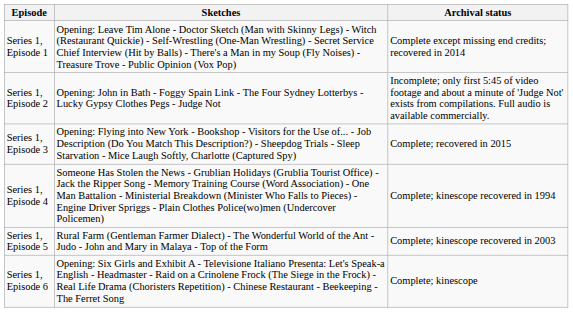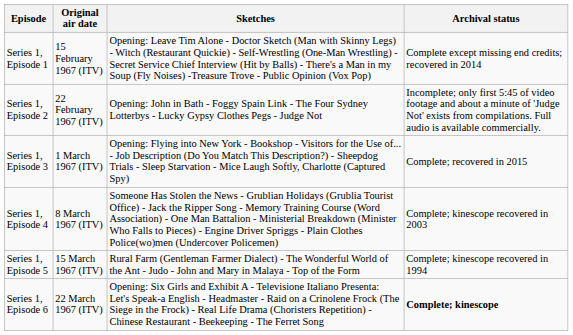+ column: (80, 18)
(473, 195) Complete; kinescope recovered in 1994 -> (477, 219) Complete; kinescope recovered in 2003
(473, 241) Complete; kinescope recovered in 2003 -> (477, 264) Complete; kinescope recovered in 1994
(434, 281) normal -> (452, 304) bold
